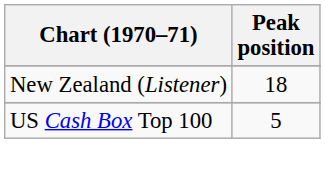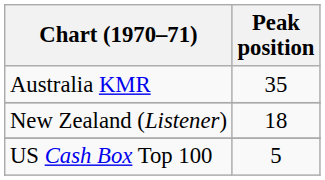+ row: (80, 84)
